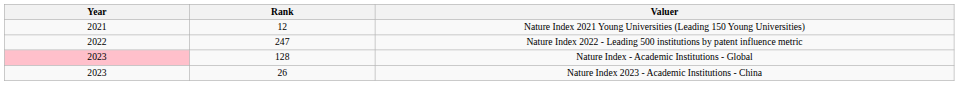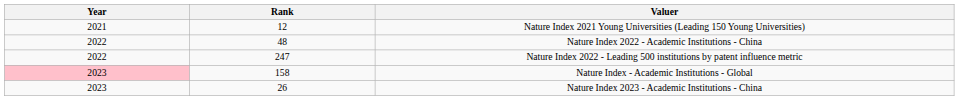+ row: (665, 42)
(282, 57) 128 -> (282, 73) 158
